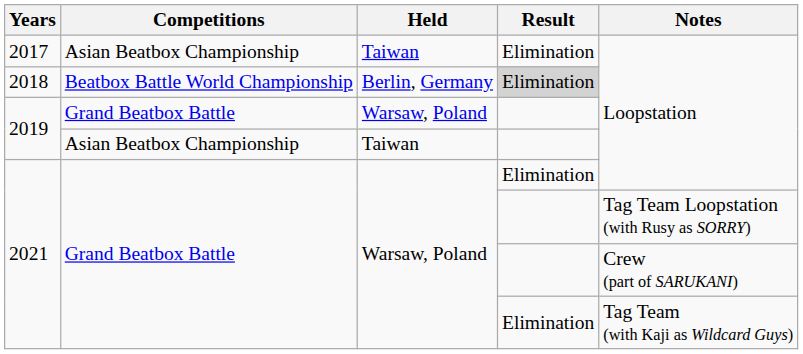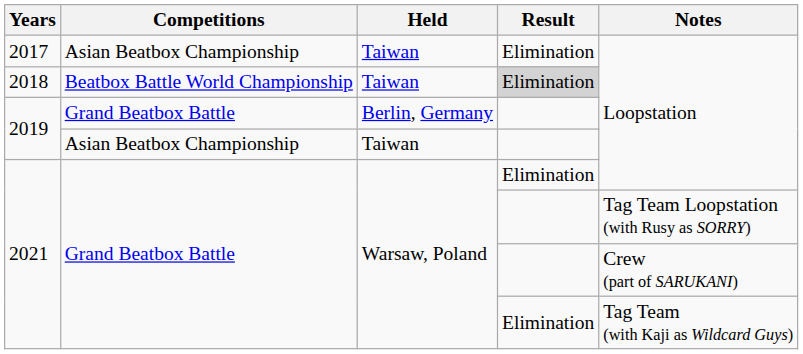(427, 81) Berlin, Germany -> (390, 81) Taiwan
(424, 112) Warsaw, Poland -> (427, 112) Berlin, Germany
